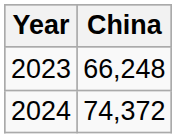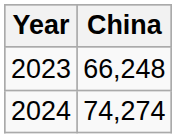(124, 111) 74,372 -> (124, 111) 74,274
